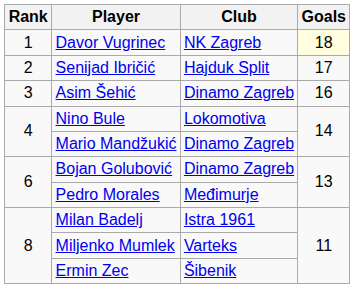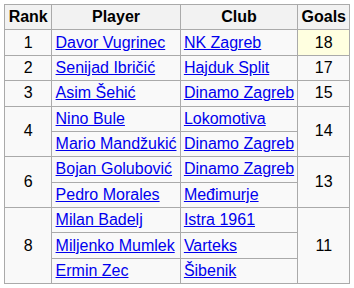(324, 93) 16 -> (324, 93) 15
